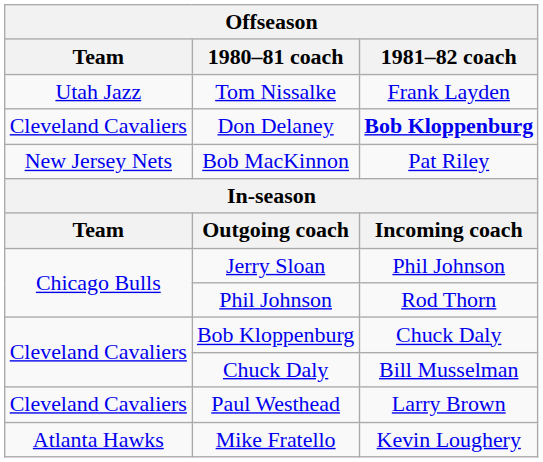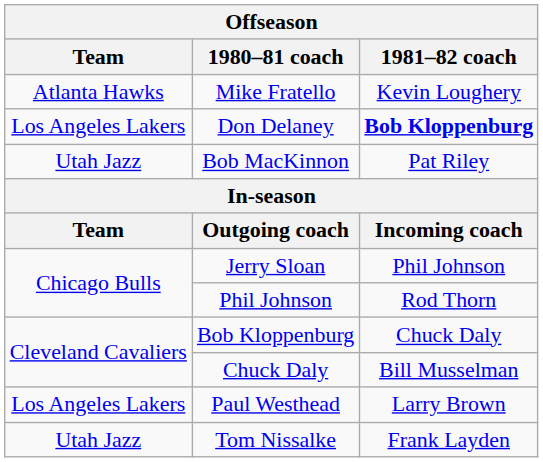rows swapped: (276, 439) <-> (276, 91)
(98, 126) Cleveland Cavaliers -> (98, 126) Los Angeles Lakers
(98, 160) New Jersey Nets -> (98, 160) Utah Jazz
(98, 404) Cleveland Cavaliers -> (98, 404) Los Angeles Lakers
